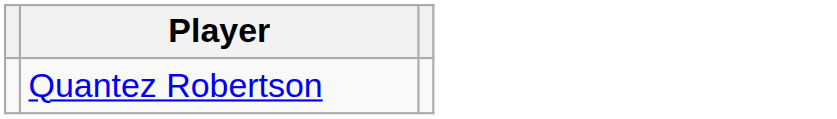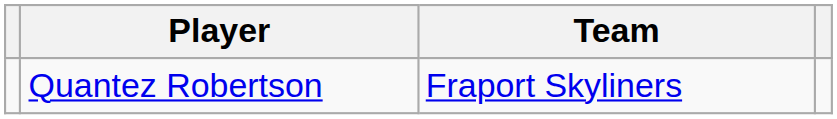+ column: (617, 31)
